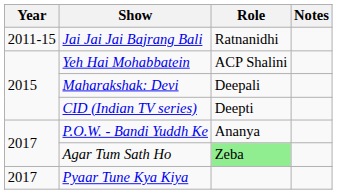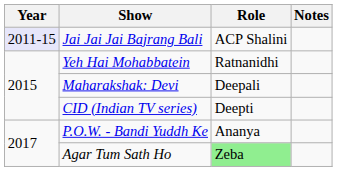(32, 39) no background -> (32, 39) lavender background
(247, 39) Ratnanidhi -> (251, 39) ACP Shalini
(251, 62) ACP Shalini -> (247, 62) Ratnanidhi
- row: (125, 177)
